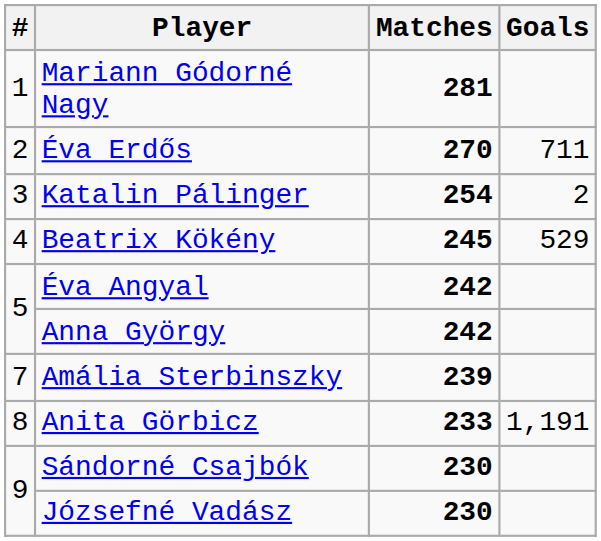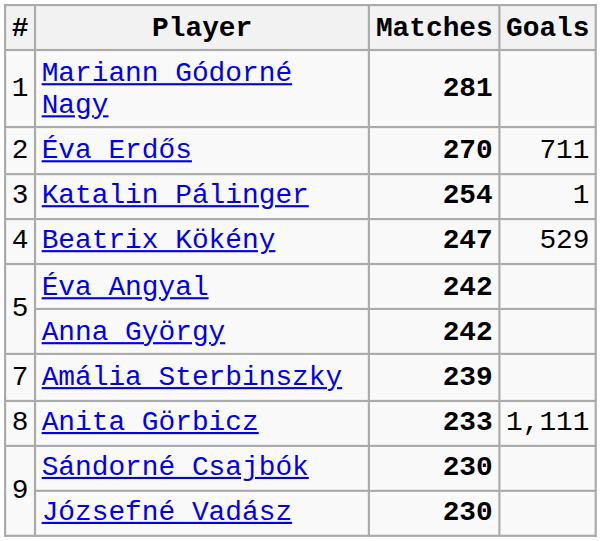(581, 196) 2 -> (581, 196) 1
(468, 241) 245 -> (468, 241) 247
(548, 423) 1,191 -> (548, 423) 1,111
